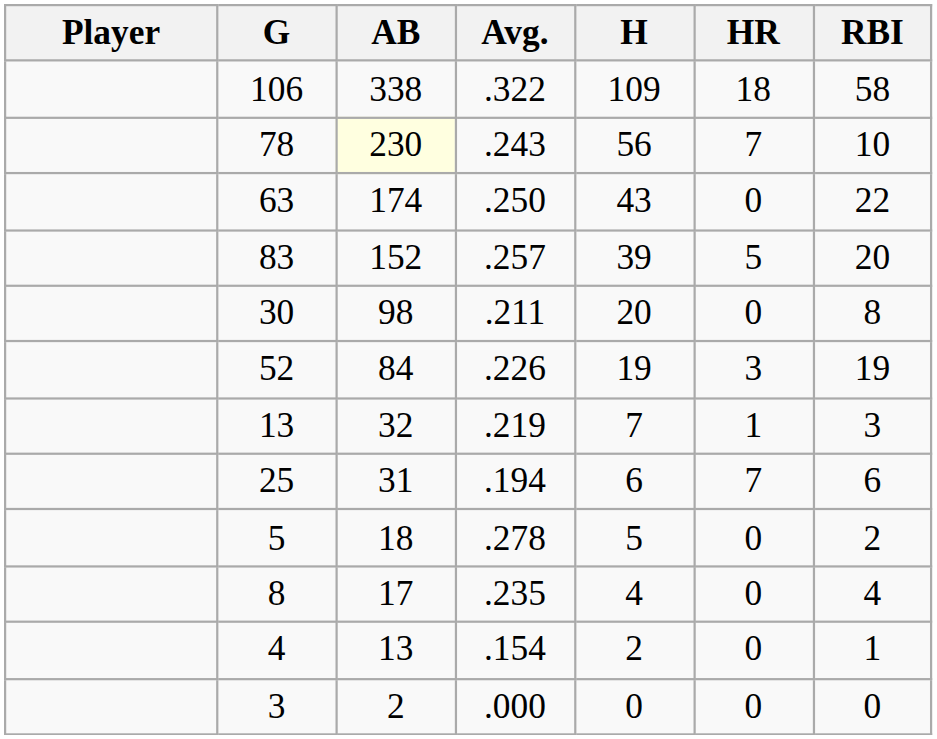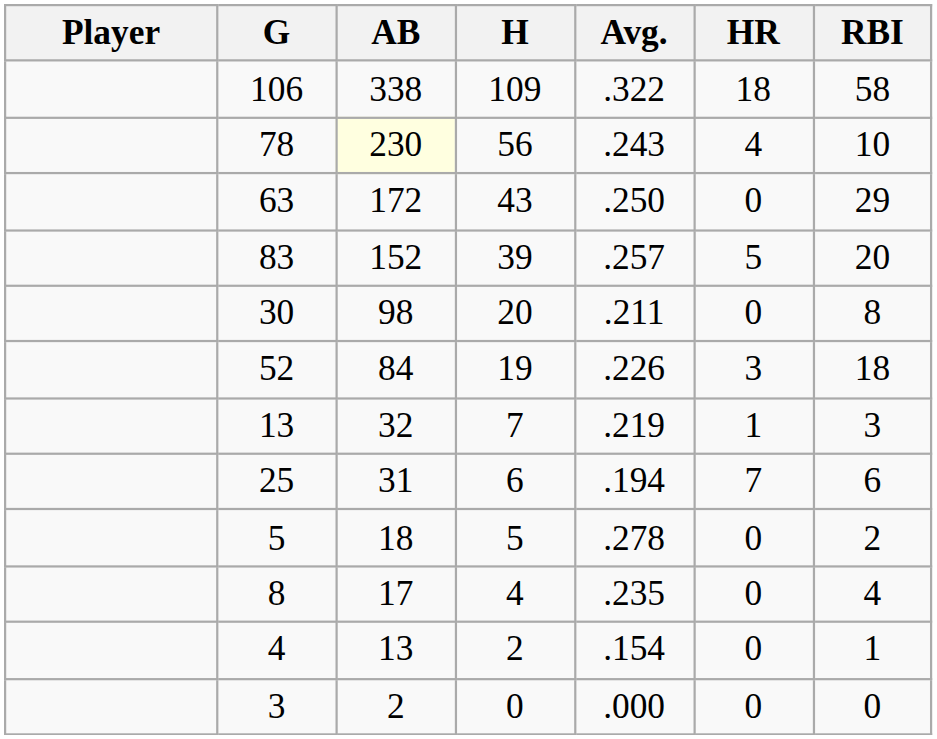columns swapped: (634, 32) <-> (515, 32)
(753, 144) 7 -> (753, 144) 4
(396, 200) 174 -> (396, 200) 172
(872, 200) 22 -> (872, 200) 29
(872, 369) 19 -> (872, 369) 18
